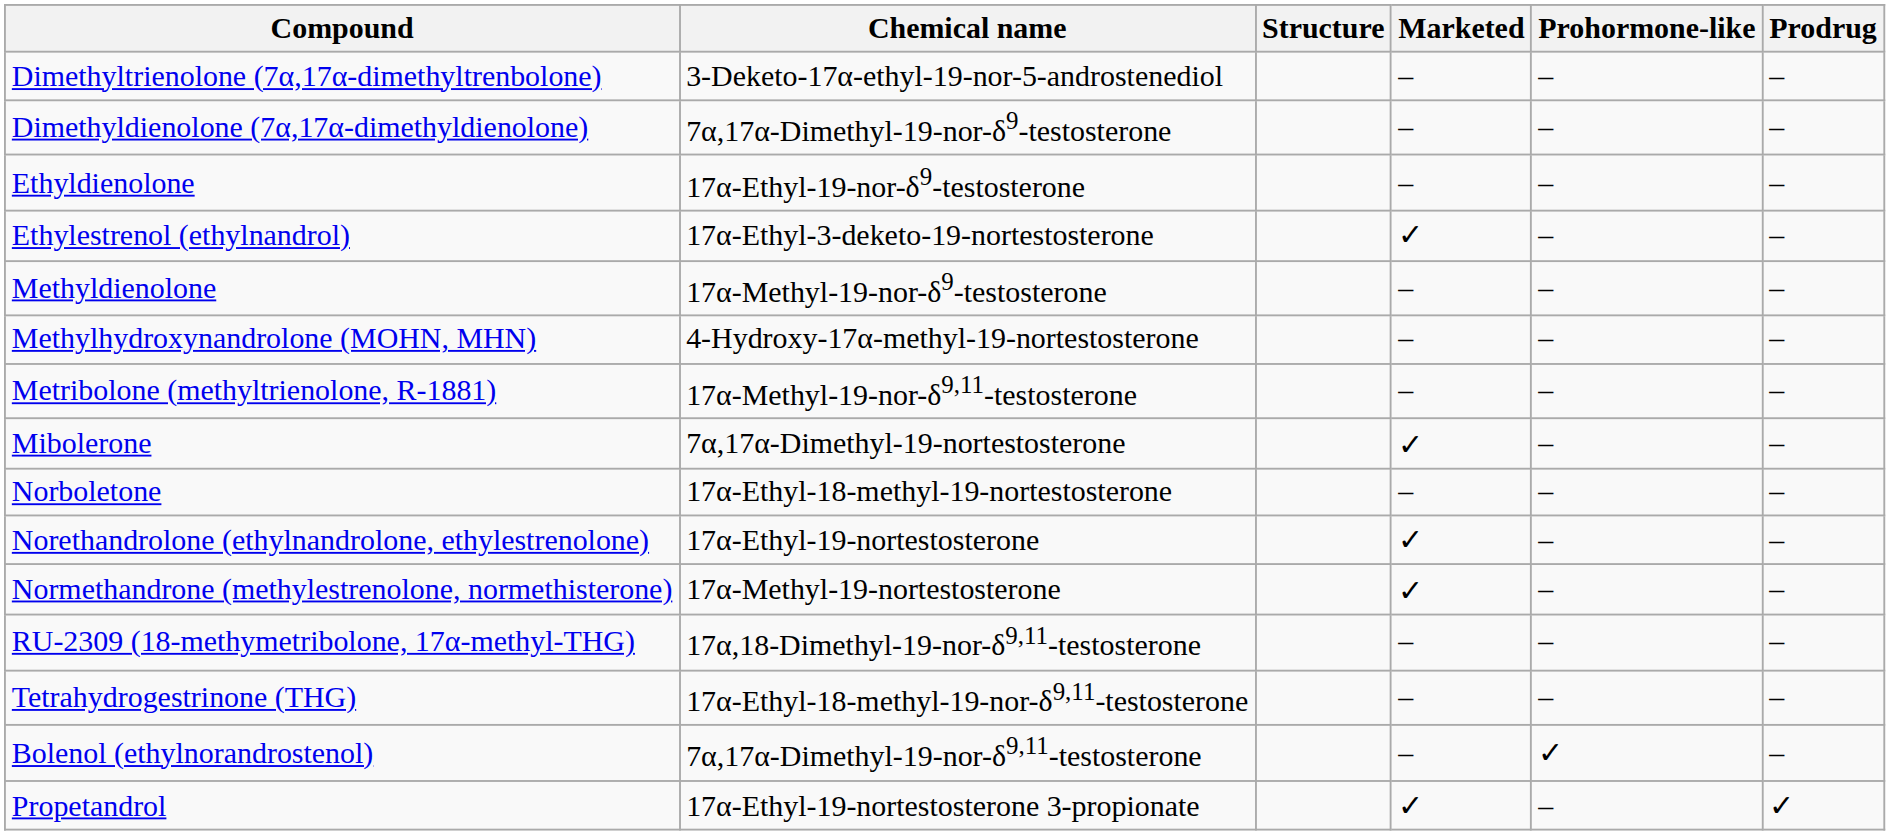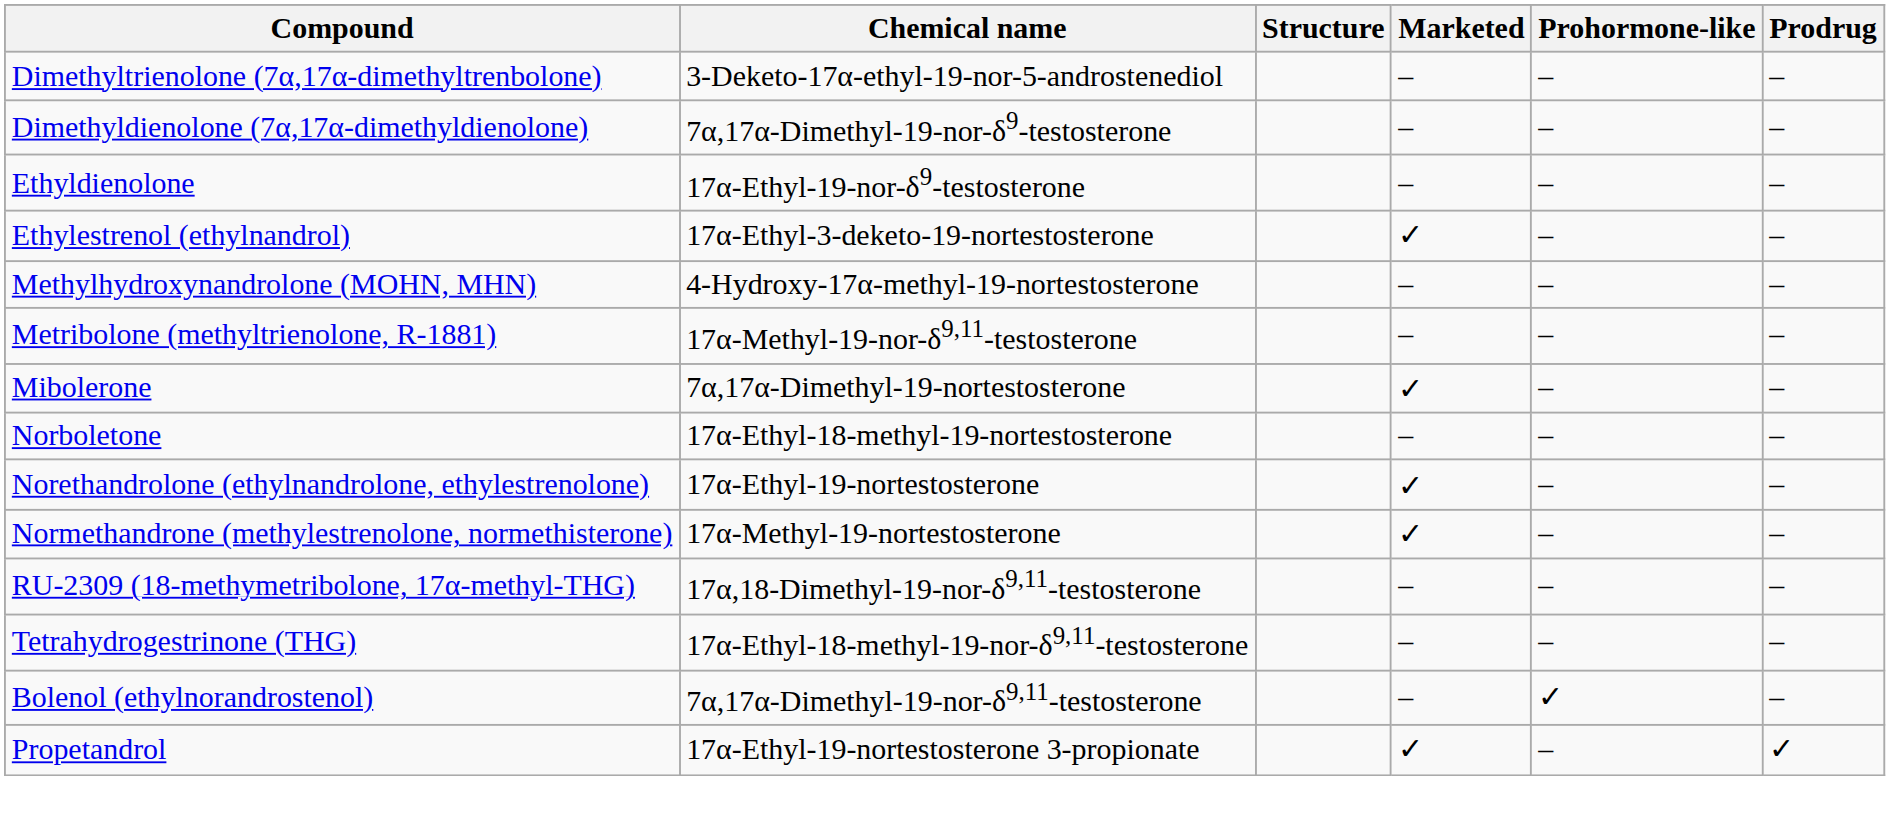- row: (114, 287)
